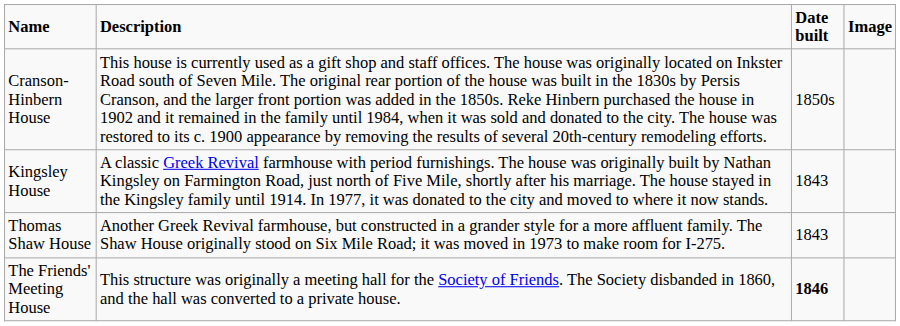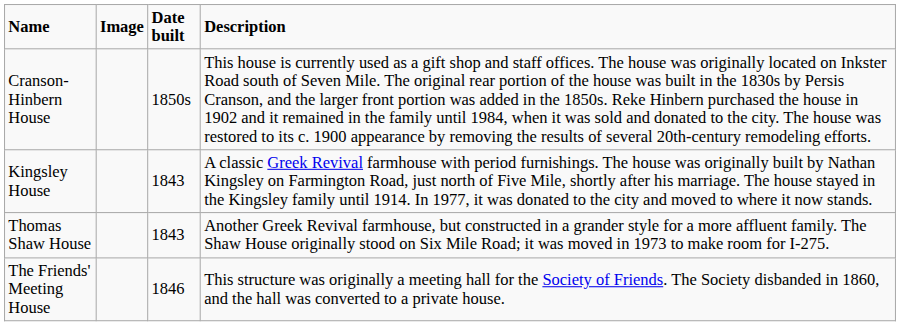columns swapped: (870, 26) <-> (141, 26)
(812, 288) bold -> (168, 288) normal
